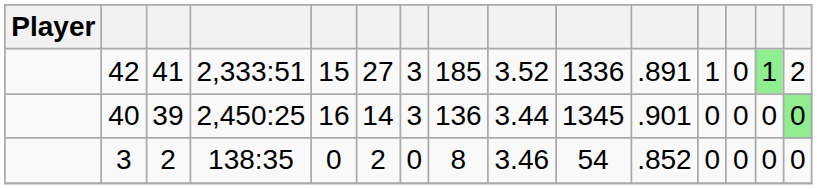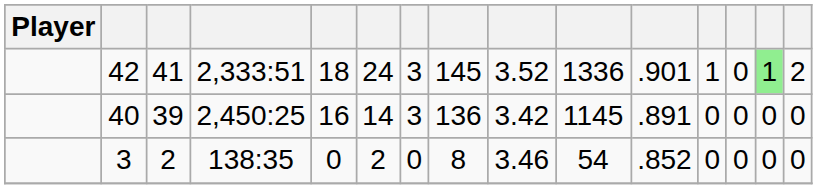(334, 71) 15 -> (334, 71) 18
(378, 71) 27 -> (378, 71) 24
(458, 71) 185 -> (458, 71) 145
(664, 71) .891 -> (664, 71) .901
(522, 115) 3.44 -> (522, 115) 3.42
(593, 115) 1345 -> (593, 115) 1145
(664, 115) .901 -> (664, 115) .891
(798, 115) lightgreen background -> (798, 115) no background
